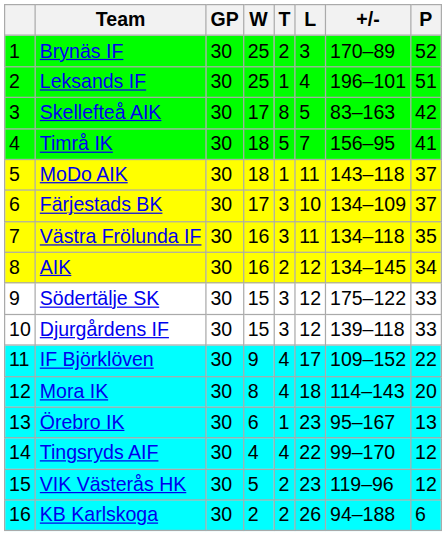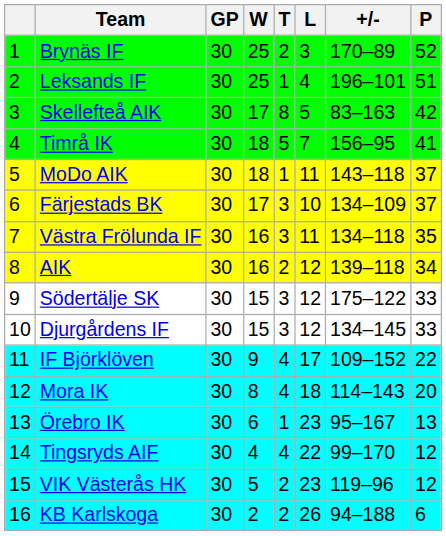(368, 267) 134–145 -> (367, 267) 139–118
(367, 329) 139–118 -> (368, 329) 134–145
